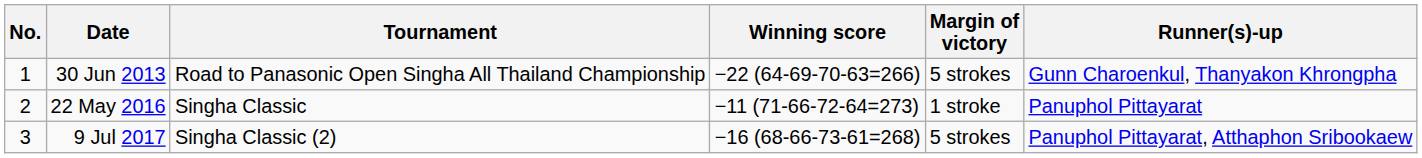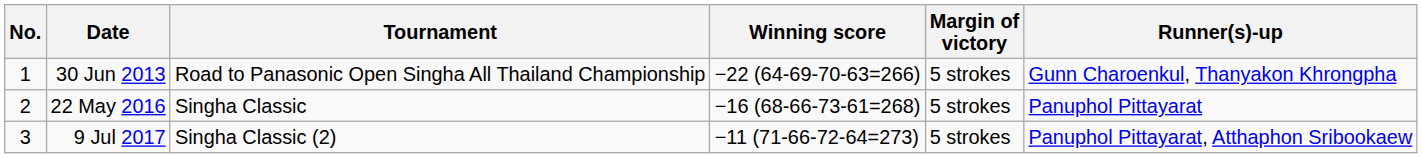(817, 106) −11 (71-66-72-64=273) -> (818, 106) −16 (68-66-73-61=268)
(965, 106) 1 stroke -> (970, 106) 5 strokes
(818, 137) −16 (68-66-73-61=268) -> (817, 137) −11 (71-66-72-64=273)
